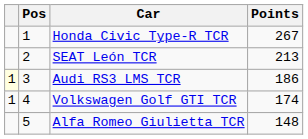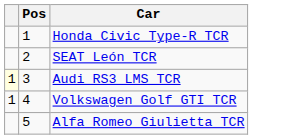- column: (275, 16)
